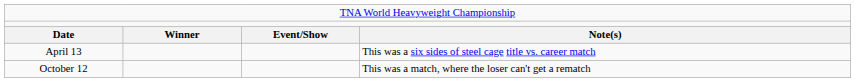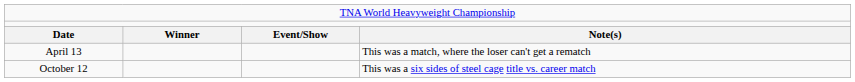(479, 51) This was a six sides of steel cage title vs. career match -> (476, 51) This was a match, where the loser can't get a rematch
(476, 68) This was a match, where the loser can't get a rematch -> (479, 68) This was a six sides of steel cage title vs. career match
